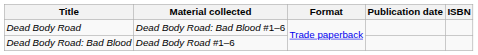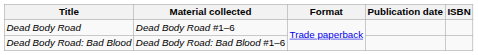(210, 27) Dead Body Road: Bad Blood #1–6 -> (185, 27) Dead Body Road #1–6
(185, 43) Dead Body Road #1–6 -> (210, 43) Dead Body Road: Bad Blood #1–6
